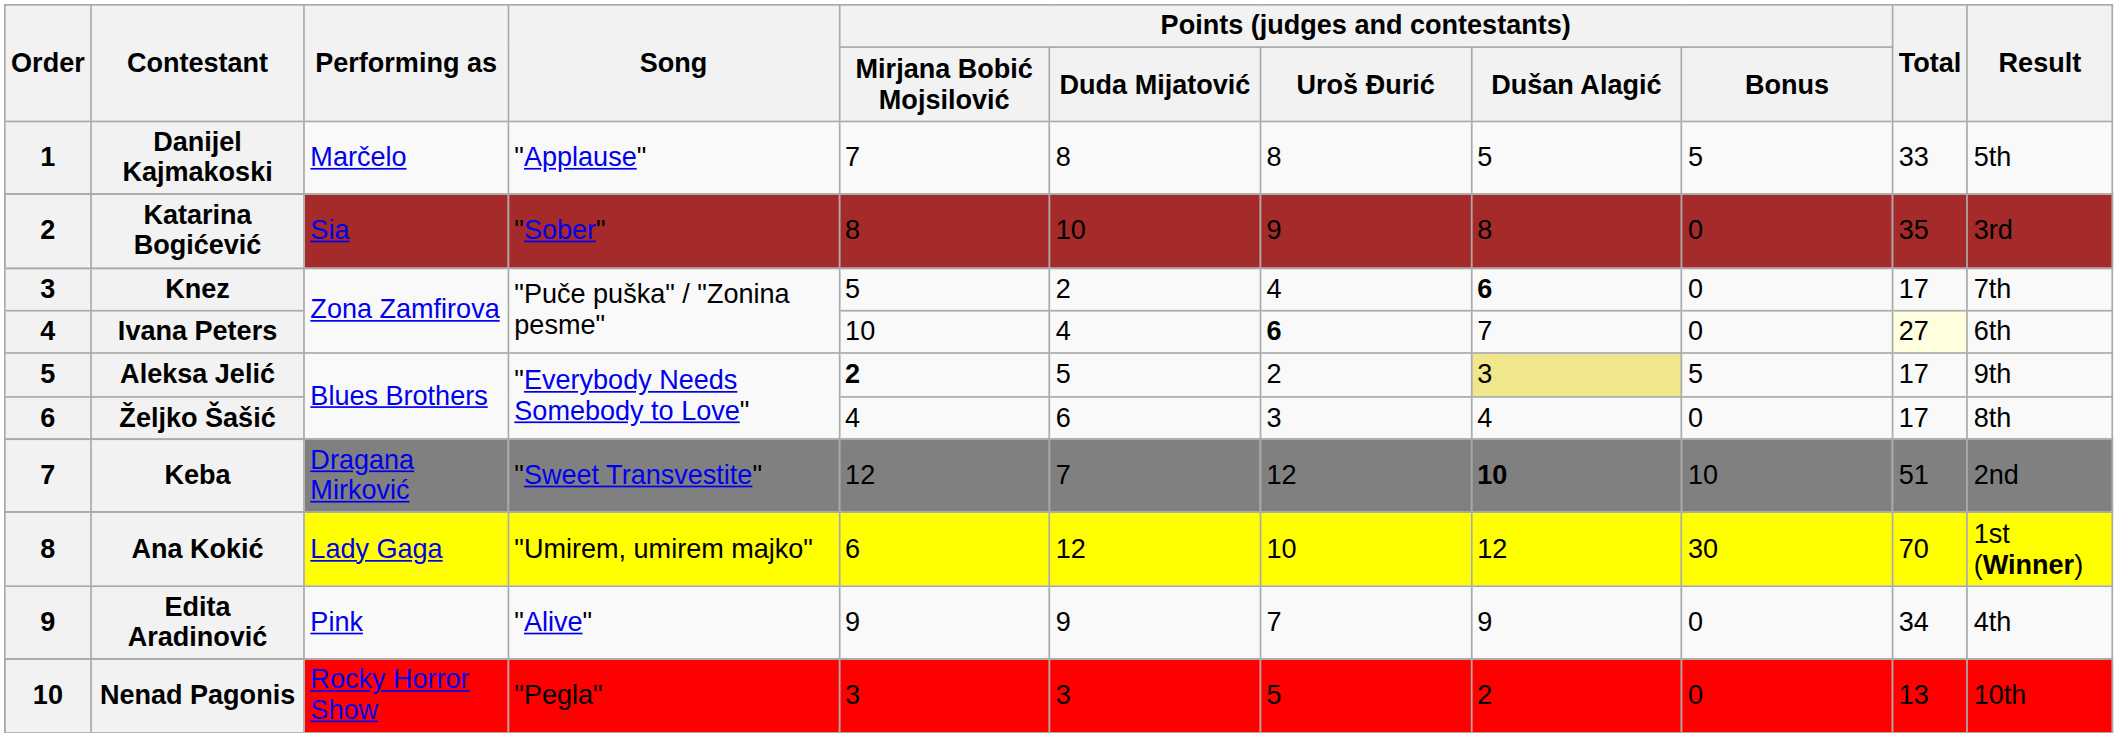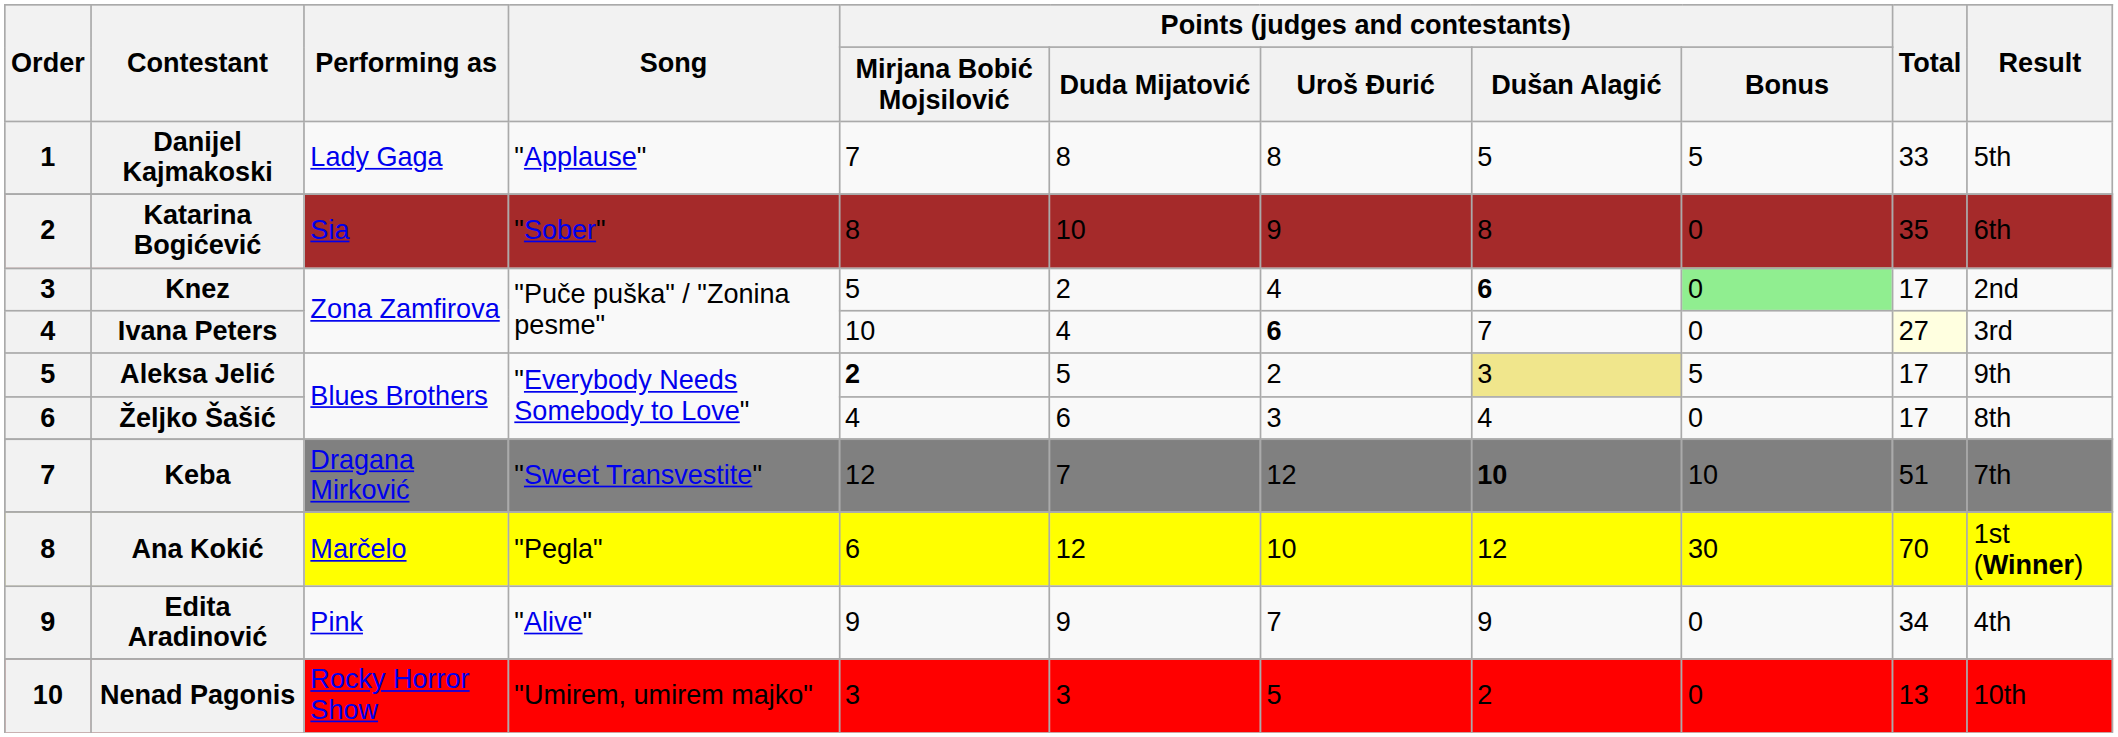(358, 157) Marčelo -> (377, 157) Lady Gaga
(1993, 230) 3rd -> (1993, 230) 6th
(1696, 288) no background -> (1696, 288) lightgreen background
(1993, 288) 7th -> (1996, 288) 2nd
(1993, 331) 6th -> (1993, 331) 3rd
(1996, 475) 2nd -> (1993, 475) 7th
(377, 548) Lady Gaga -> (358, 548) Marčelo
(664, 548) "Umirem, umirem majko" -> (559, 548) "Pegla"
(559, 695) "Pegla" -> (664, 695) "Umirem, umirem majko"
